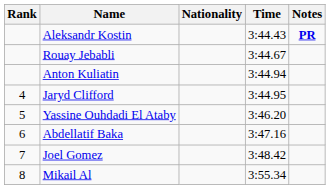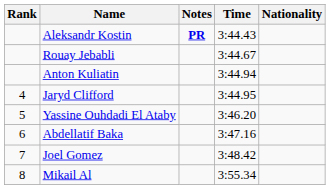columns swapped: (212, 14) <-> (307, 14)
